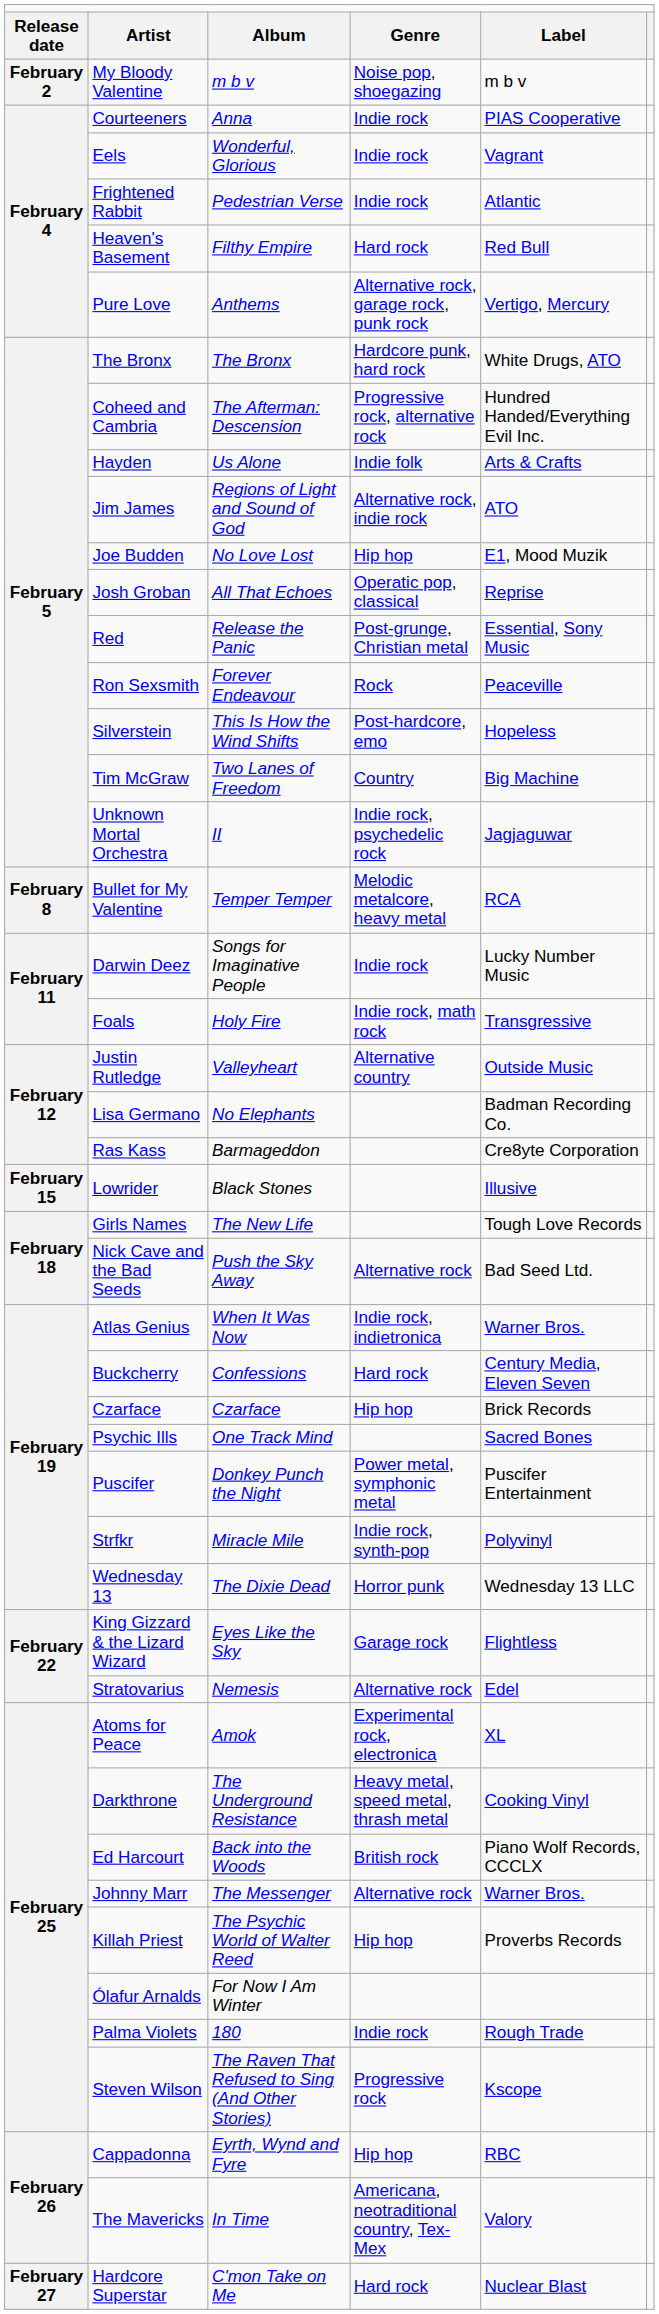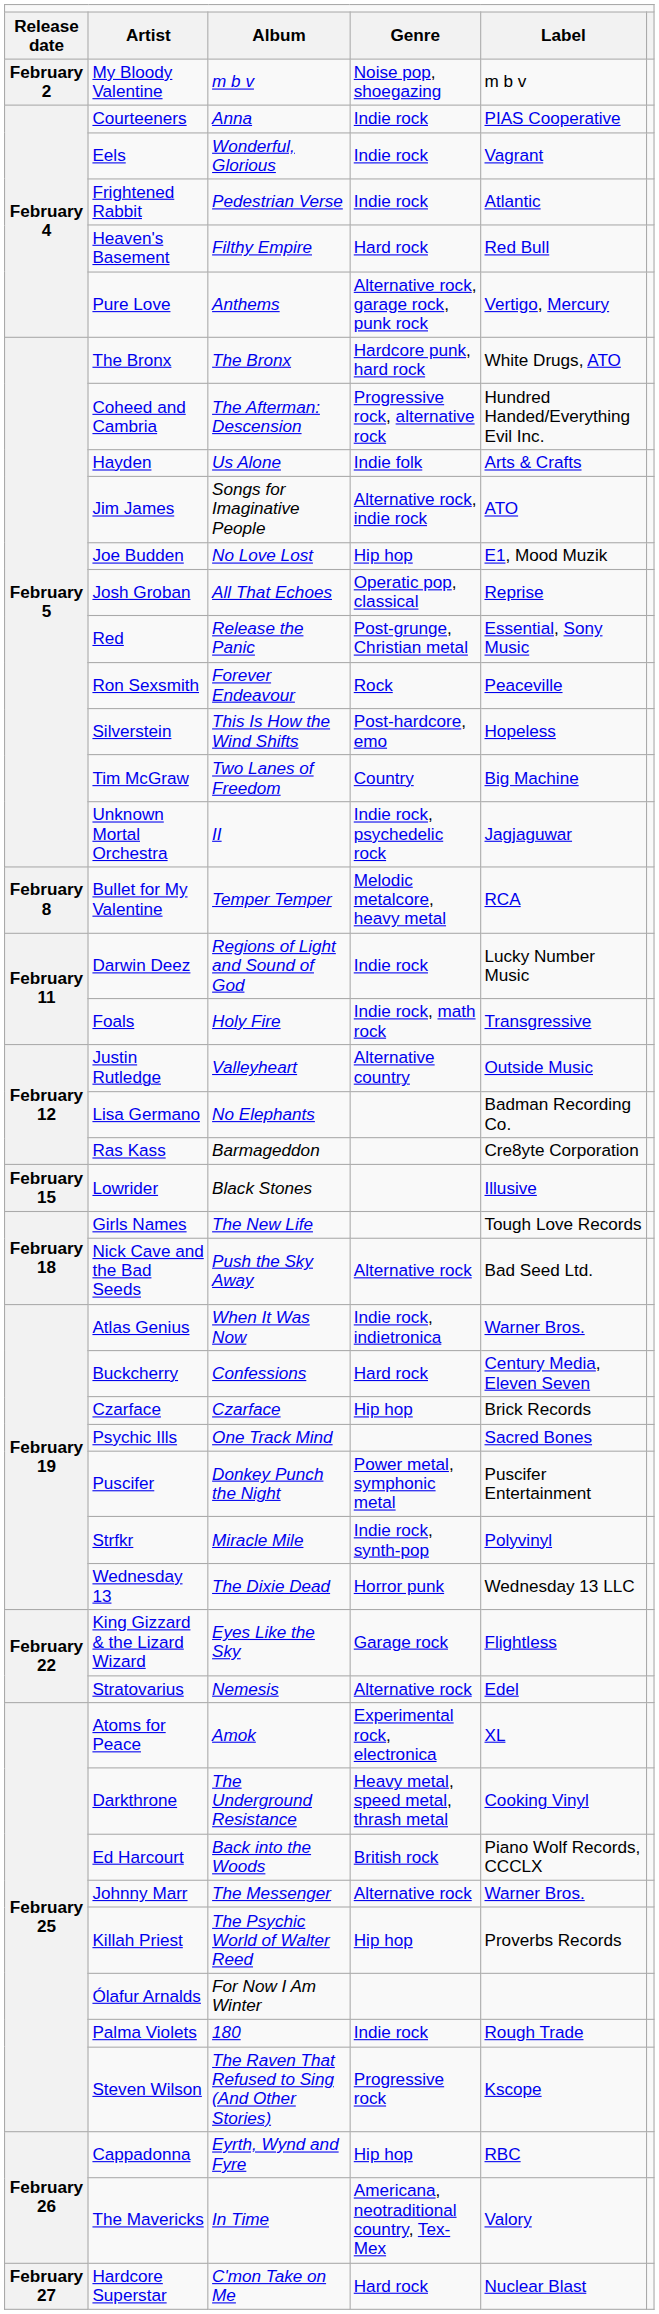(274, 509) Regions of Light and Sound of God -> (256, 509) Songs for Imaginative People
(256, 965) Songs for Imaginative People -> (274, 965) Regions of Light and Sound of God
